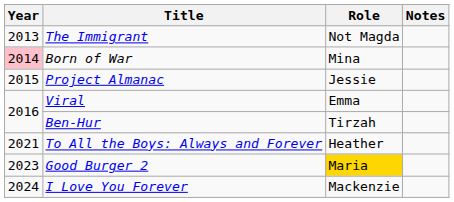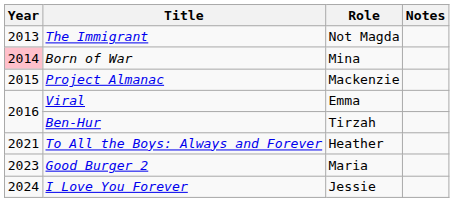(352, 79) Jessie -> (364, 79) Mackenzie
(348, 165) gold background -> (348, 165) no background
(364, 186) Mackenzie -> (352, 186) Jessie
